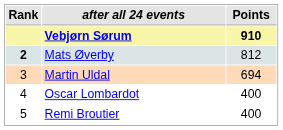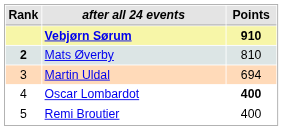(251, 55) 812 -> (251, 55) 810
(251, 94) normal -> (251, 94) bold
